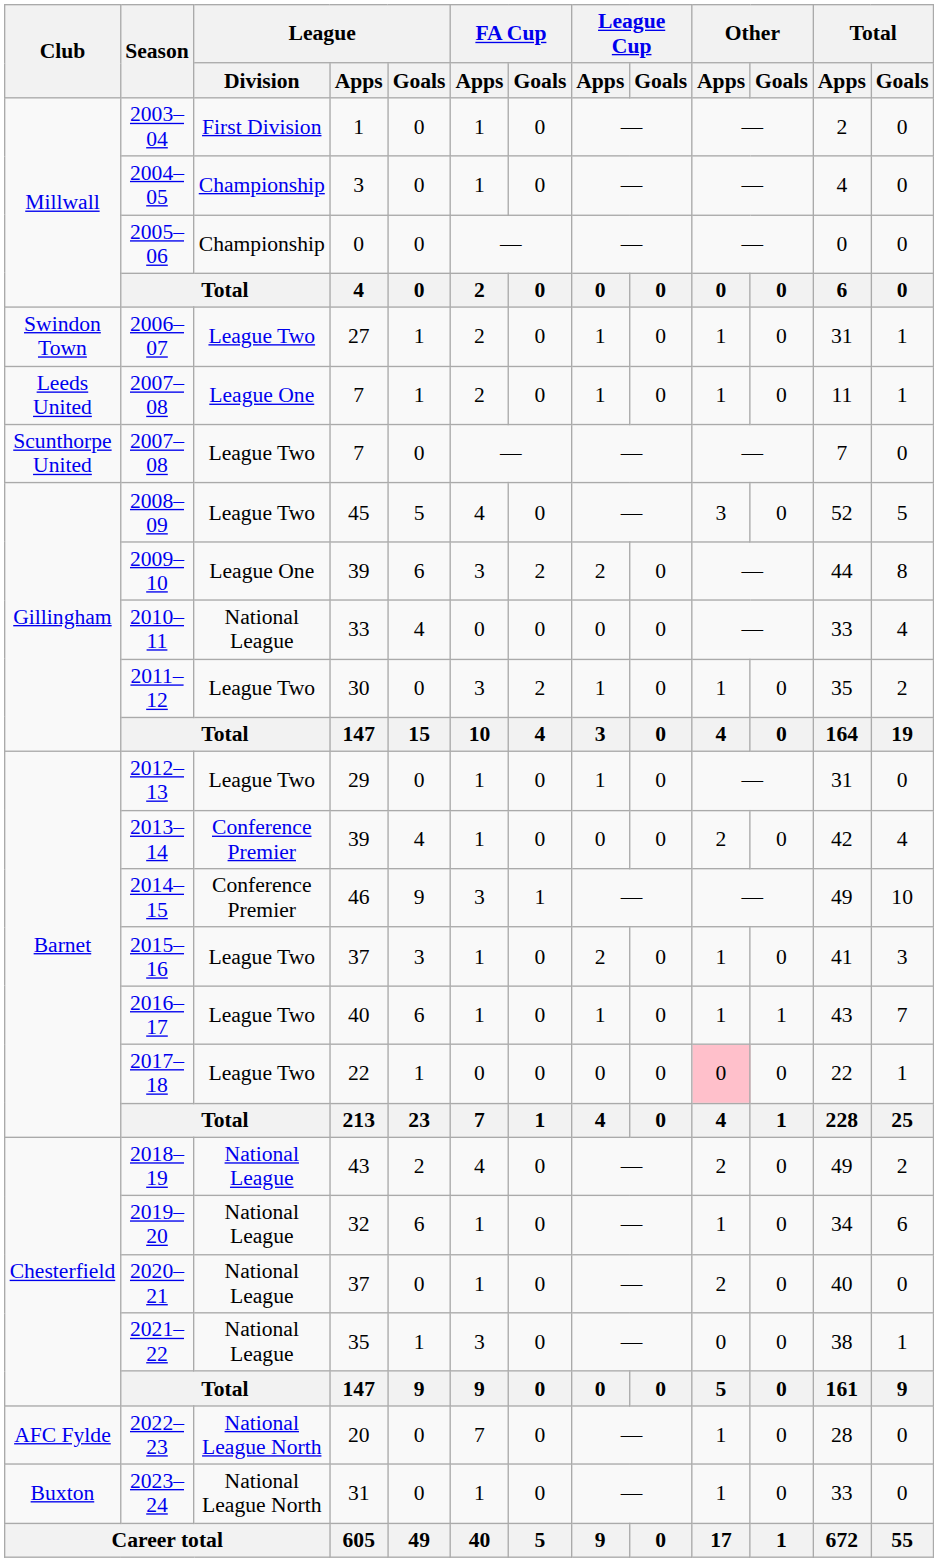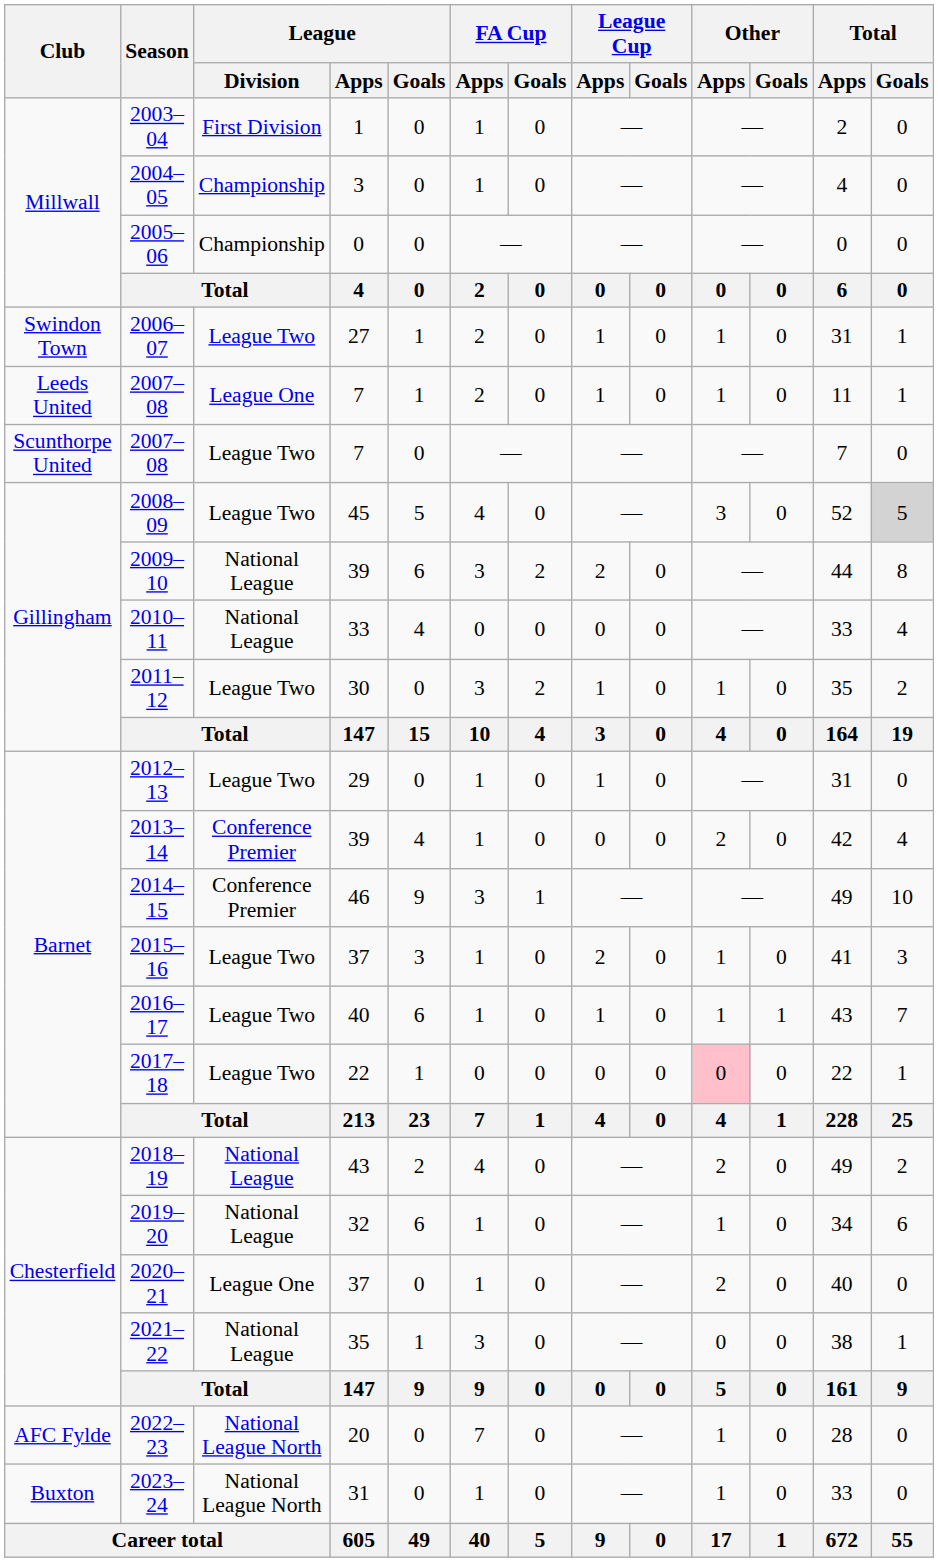(902, 512) no background -> (902, 512) lightgrey background
(262, 570) League One -> (262, 570) National League
(262, 1283) National League -> (262, 1283) League One
